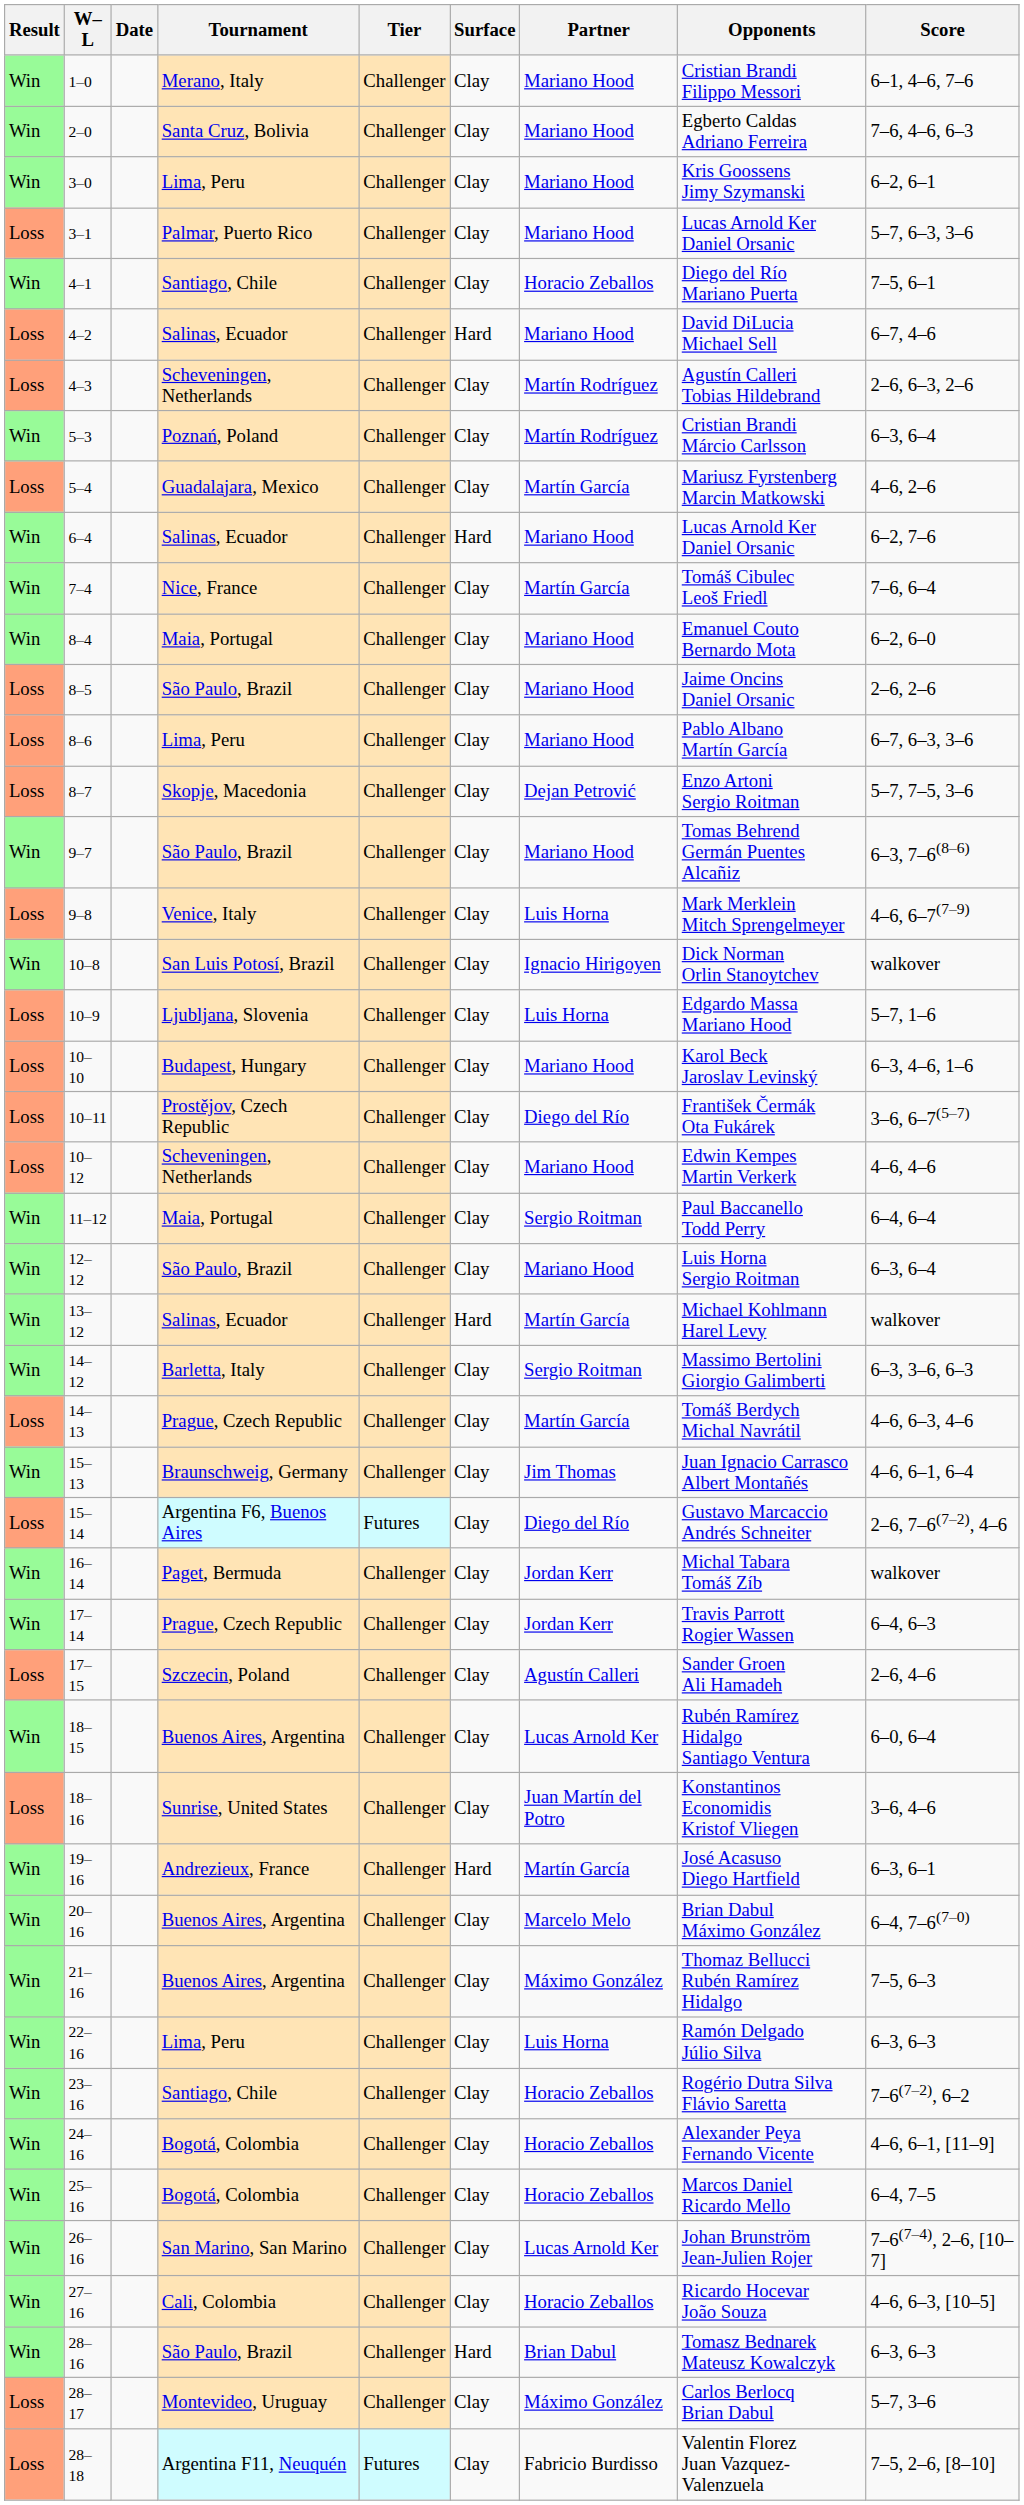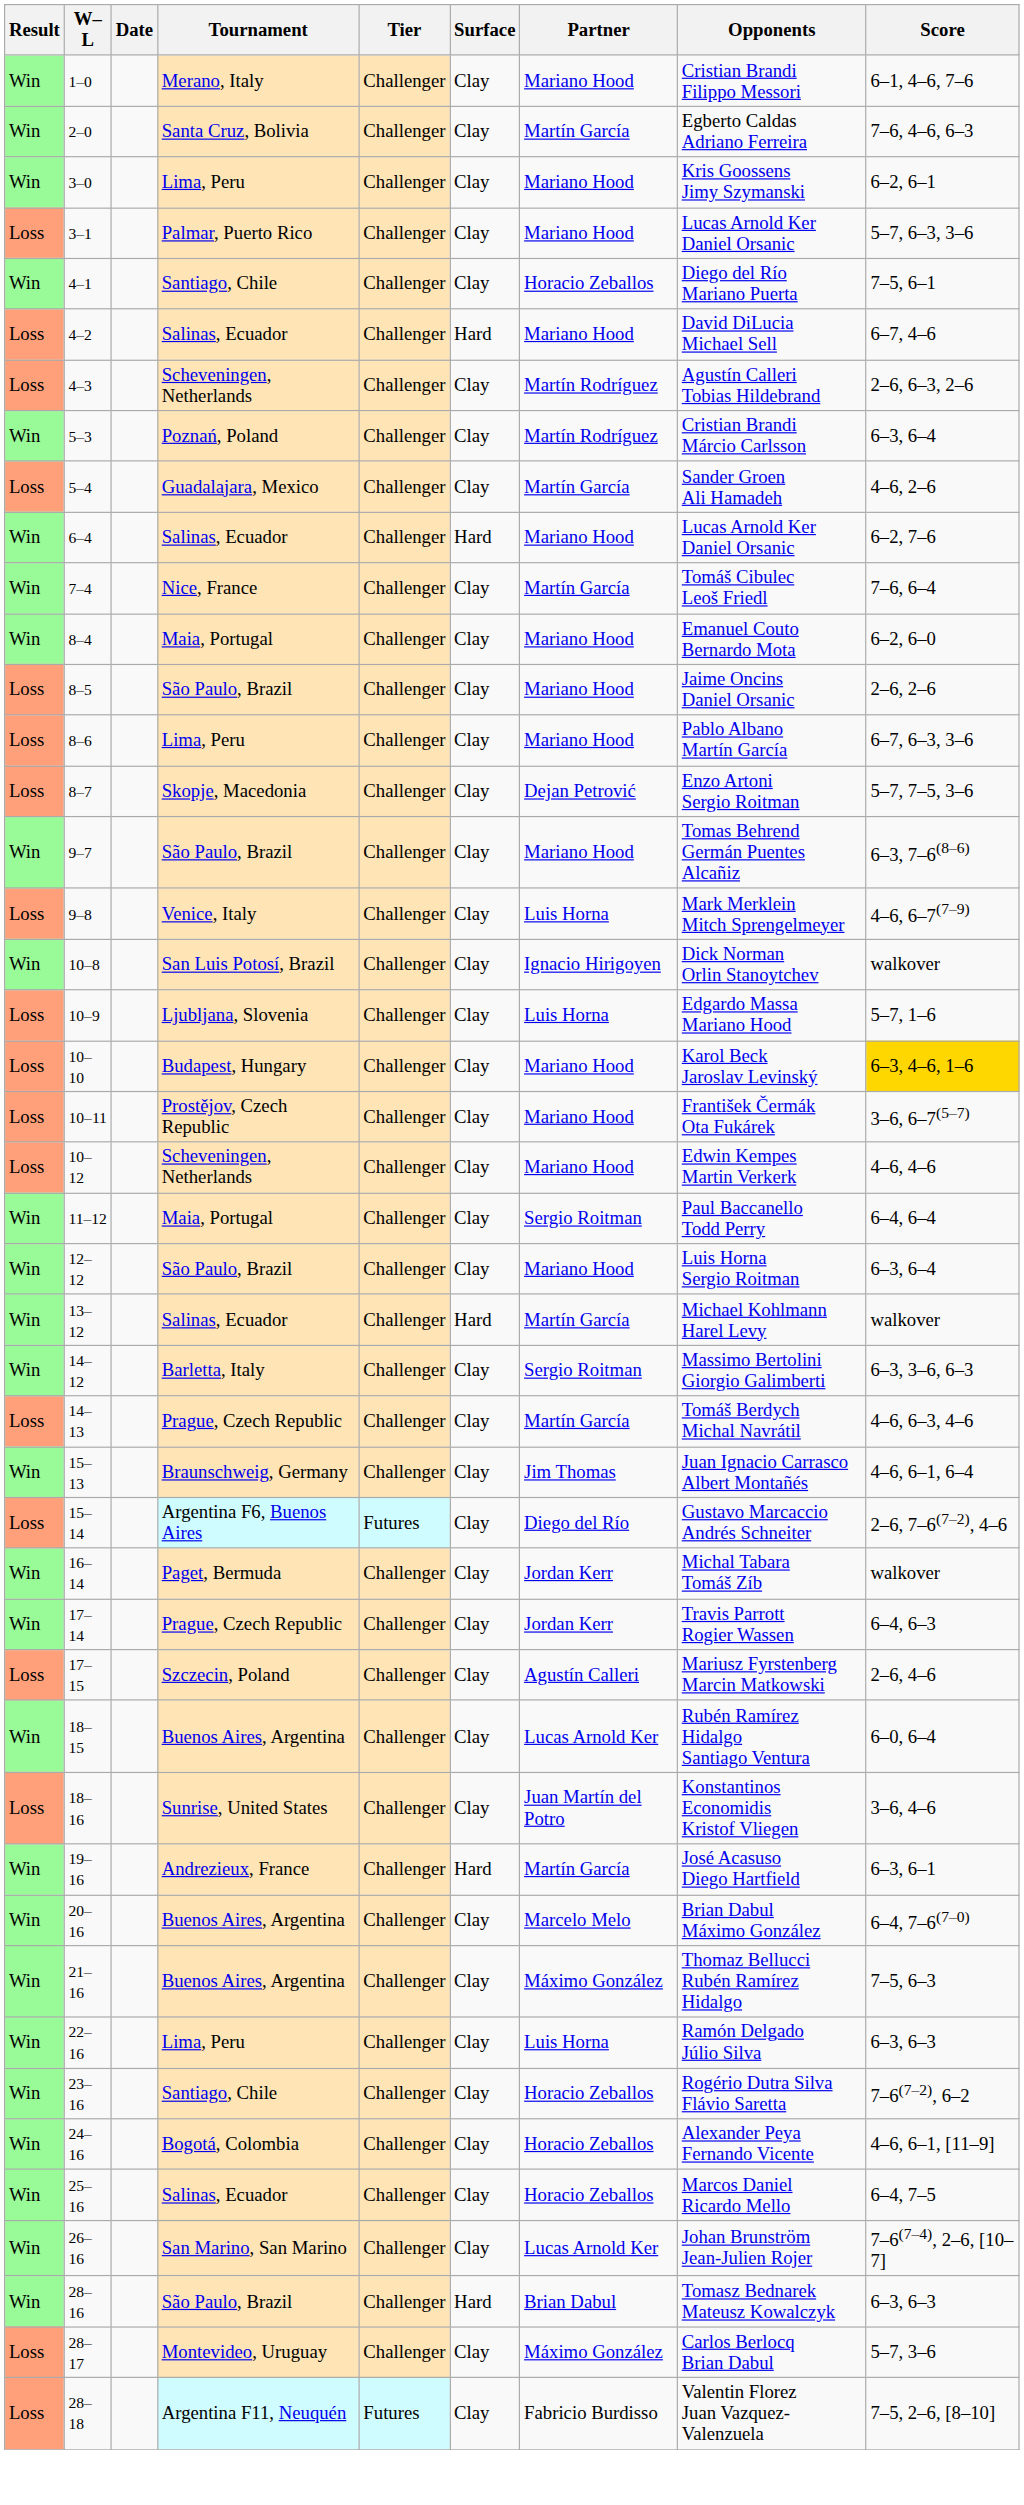(579, 131) Mariano Hood -> (577, 131) Martín García
(759, 486) Mariusz Fyrstenberg Marcin Matkowski -> (733, 486) Sander Groen Ali Hamadeh
(922, 1065) no background -> (922, 1065) gold background
(577, 1116) Diego del Río -> (579, 1116) Mariano Hood
(733, 1674) Sander Groen Ali Hamadeh -> (759, 1674) Mariusz Fyrstenberg Marcin Matkowski
(230, 2194) Bogotá, Colombia -> (225, 2194) Salinas, Ecuador
- row: (80, 2302)
